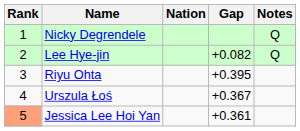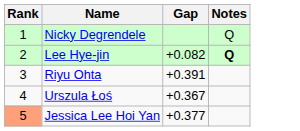- column: (186, 14)
(275, 55) normal -> (229, 55) bold
(231, 75) +0.395 -> (186, 75) +0.391
(231, 116) +0.361 -> (186, 116) +0.377
